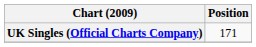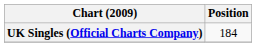(228, 32) 171 -> (228, 32) 184
